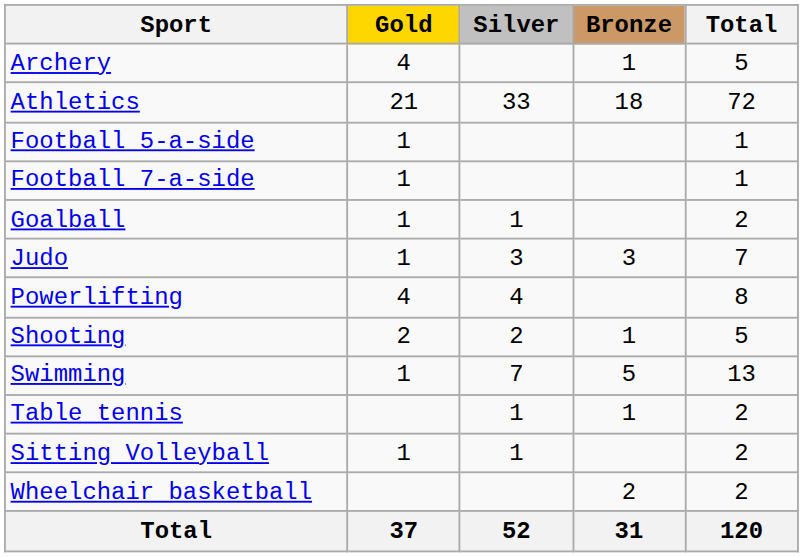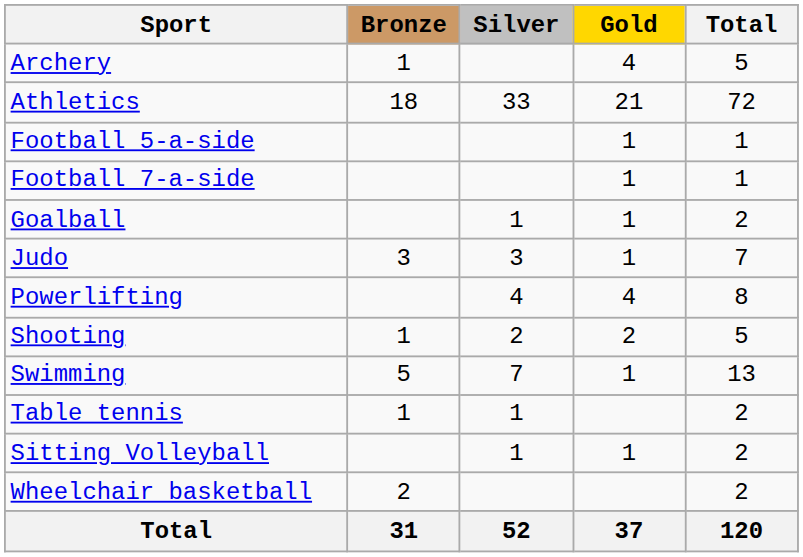columns swapped: (404, 24) <-> (629, 24)
